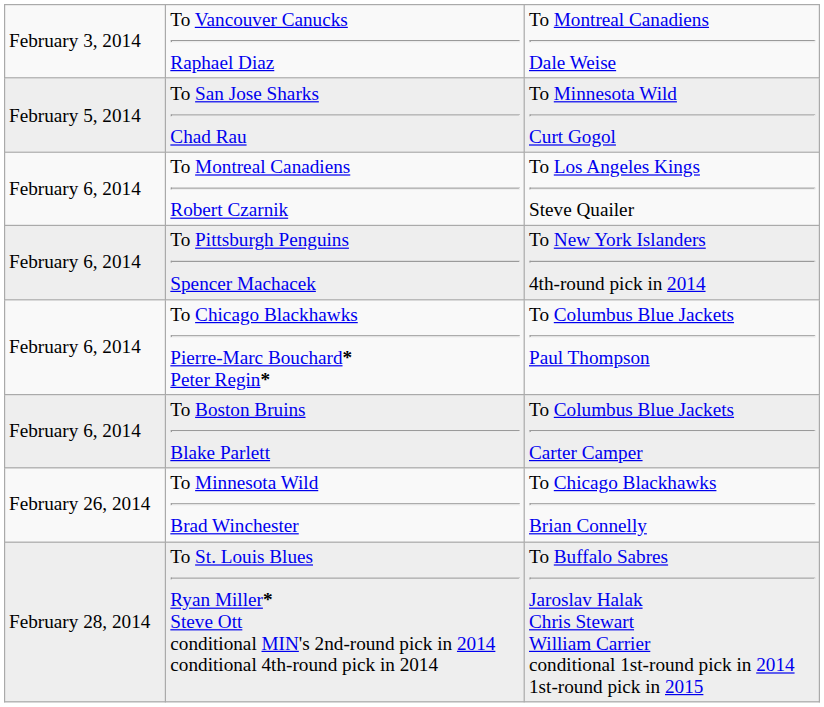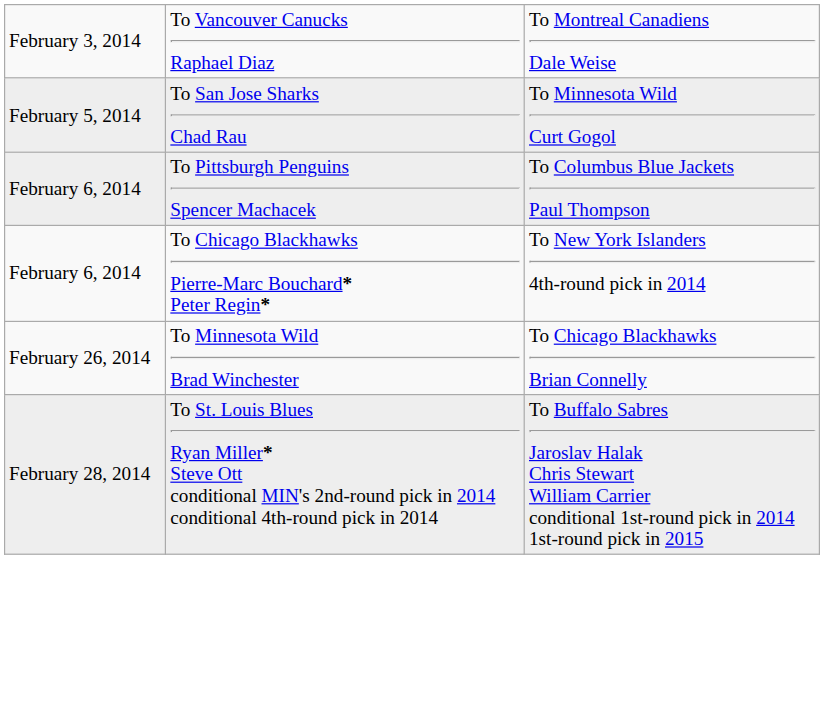- row: (345, 188)
(672, 262) To New York Islanders 4th-round pick in 2014 -> (672, 188) To Columbus Blue Jackets Paul Thompson
(672, 335) To Columbus Blue Jackets Paul Thompson -> (672, 262) To New York Islanders 4th-round pick in 2014
- row: (345, 431)
